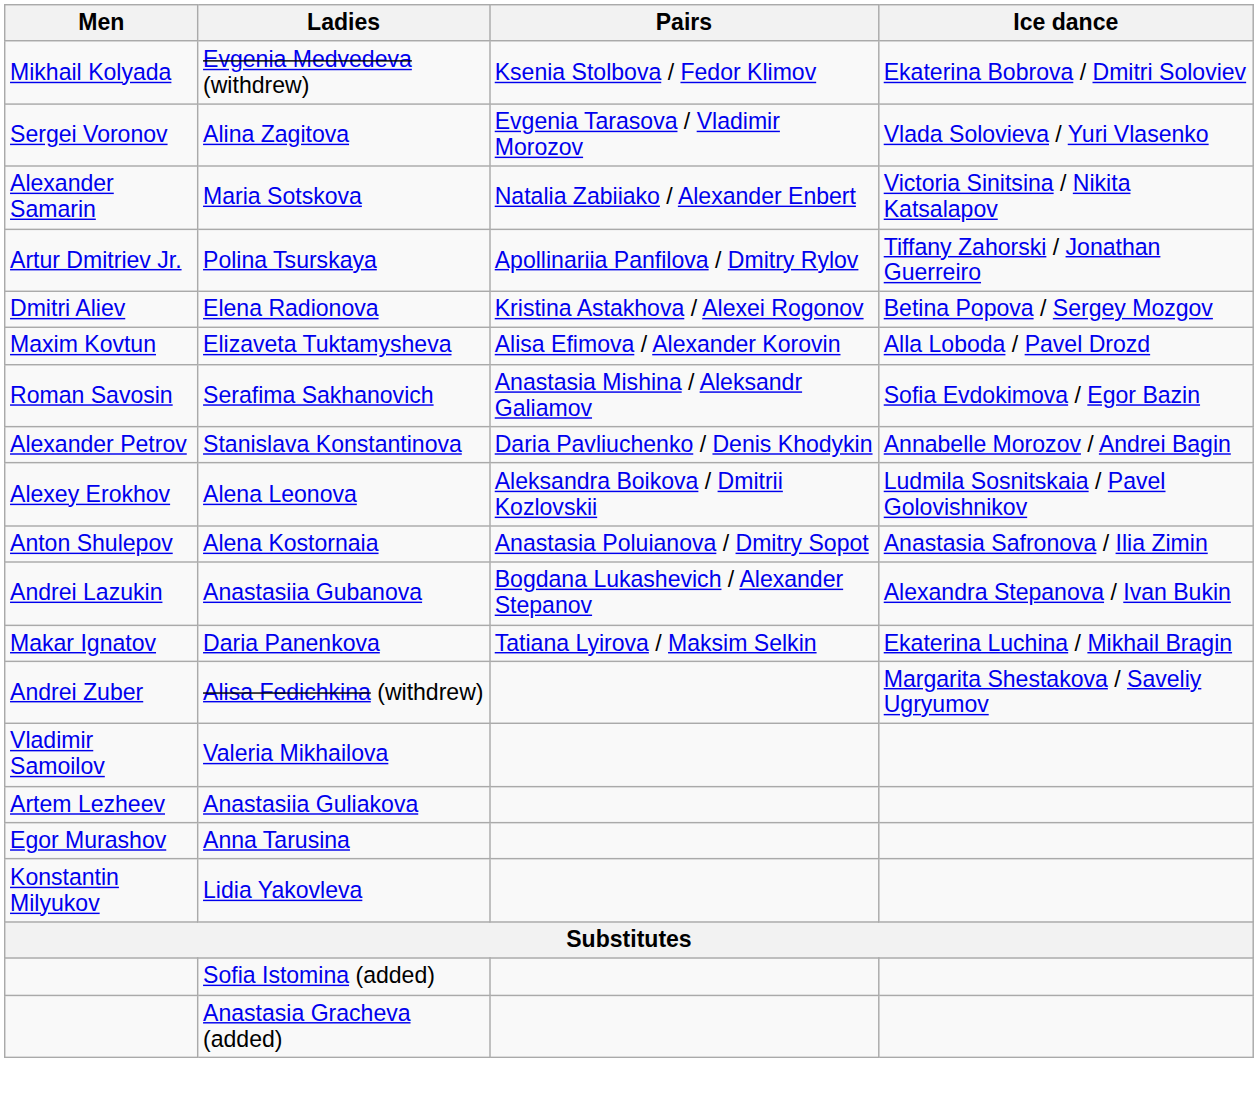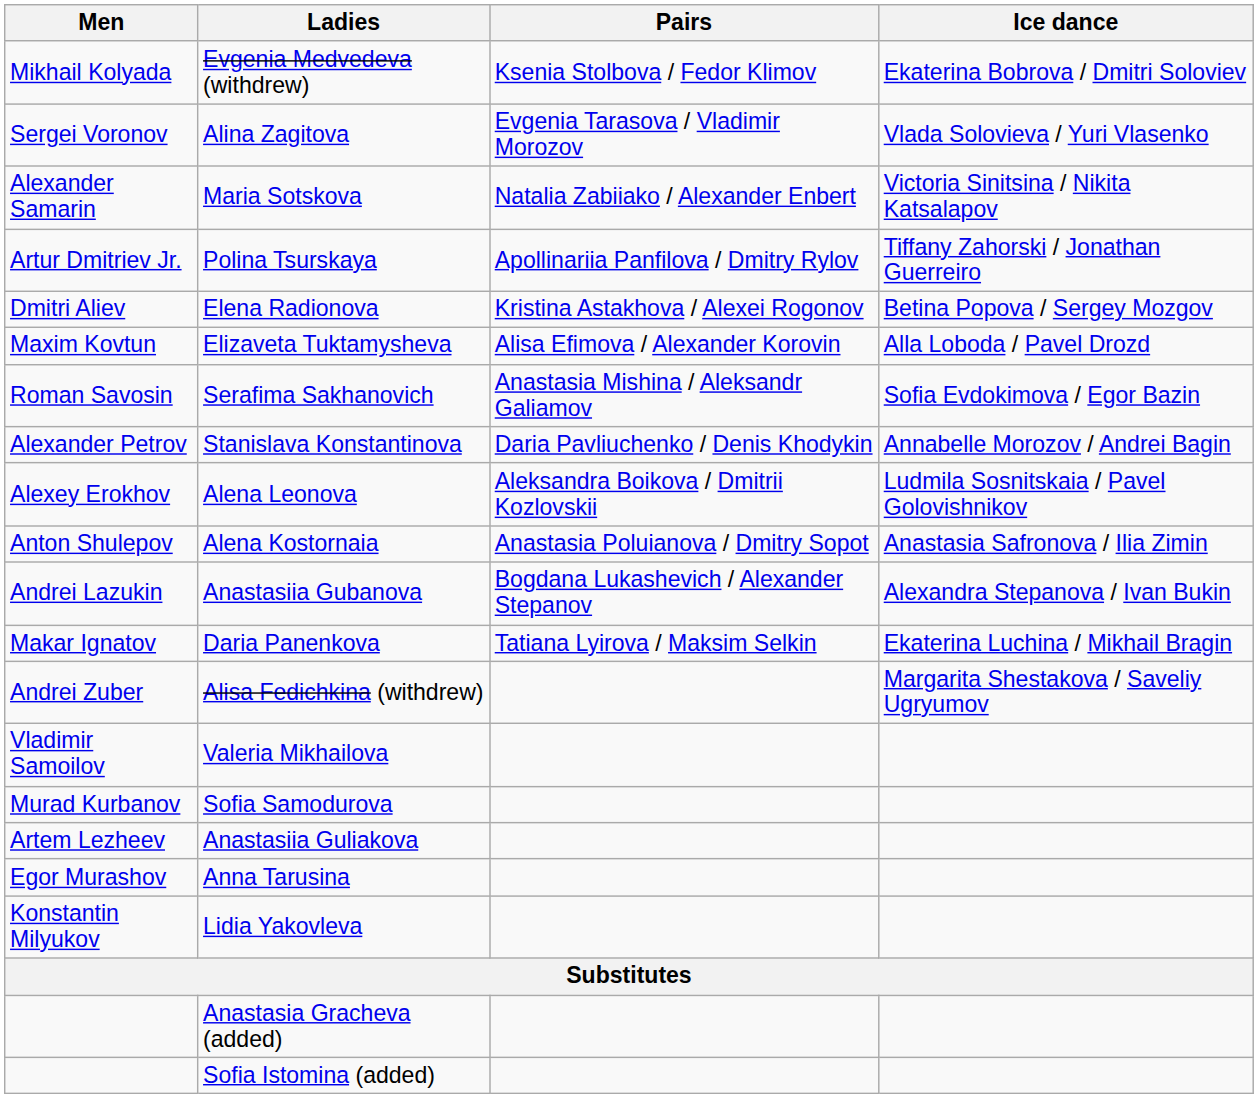+ row: (298, 804)
rows swapped: (319, 976) <-> (307, 1025)
